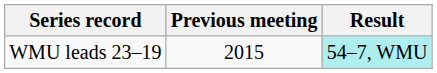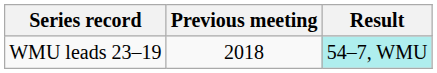(244, 52) 2015 -> (244, 52) 2018
